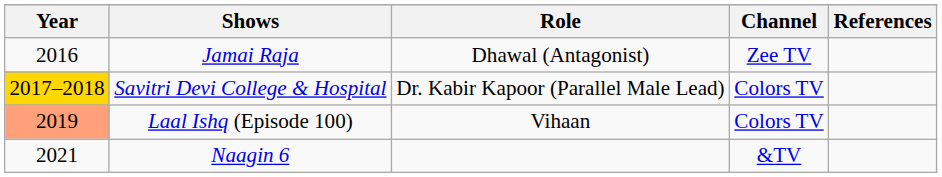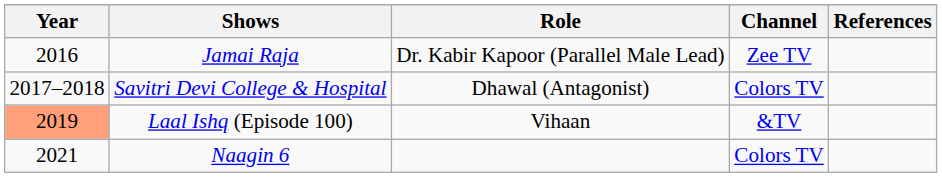(560, 54) Dhawal (Antagonist) -> (560, 54) Dr. Kabir Kapoor (Parallel Male Lead)
(57, 88) gold background -> (57, 88) no background
(560, 88) Dr. Kabir Kapoor (Parallel Male Lead) -> (560, 88) Dhawal (Antagonist)
(779, 121) Colors TV -> (779, 121) &TV
(779, 155) &TV -> (779, 155) Colors TV
